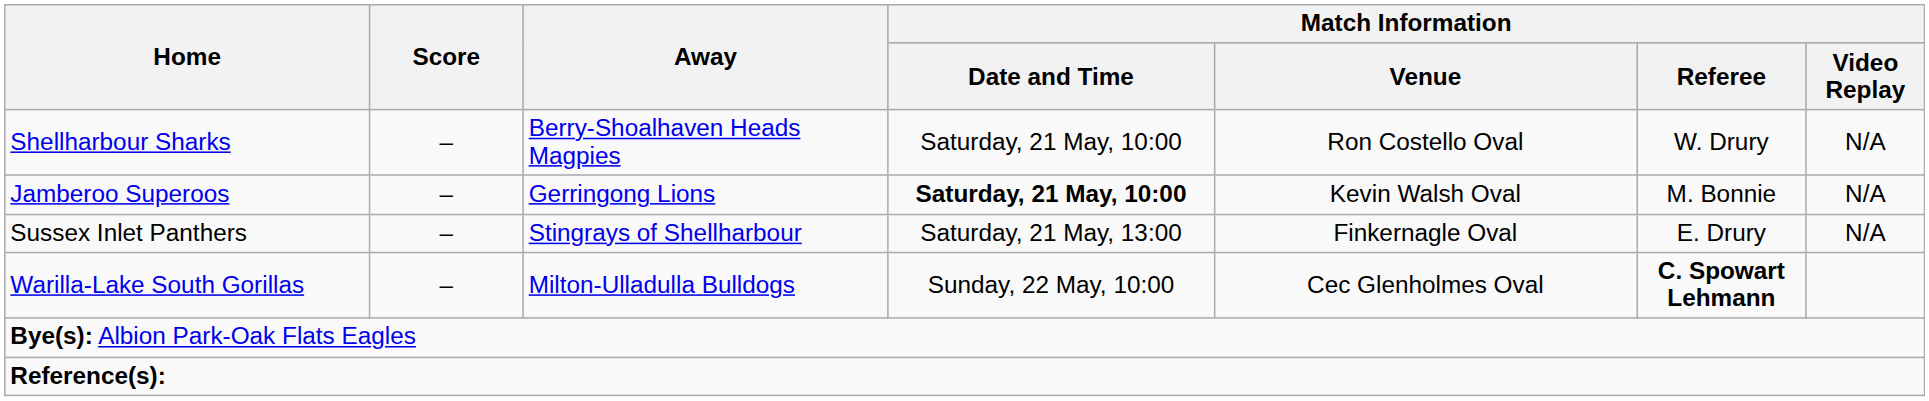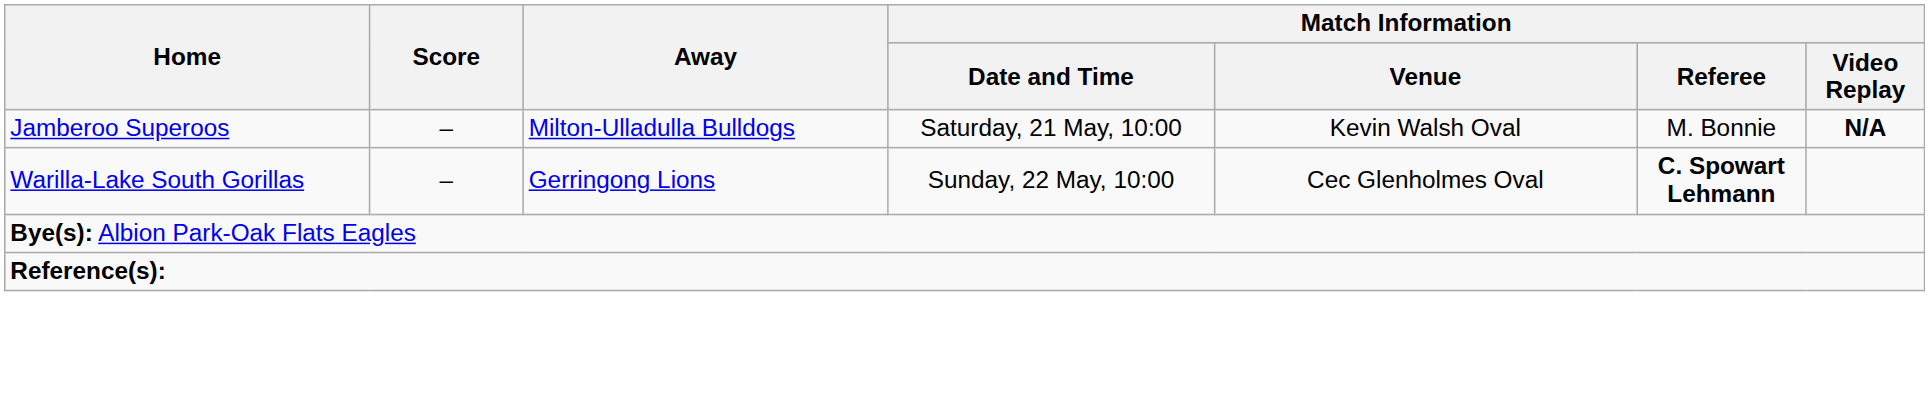- row: (121, 141)
(622, 194) Gerringong Lions -> (662, 128) Milton-Ulladulla Bulldogs
(1051, 194) bold -> (1051, 128) normal
(1865, 194) normal -> (1865, 128) bold
- row: (129, 232)
(662, 285) Milton-Ulladulla Bulldogs -> (622, 180) Gerringong Lions
